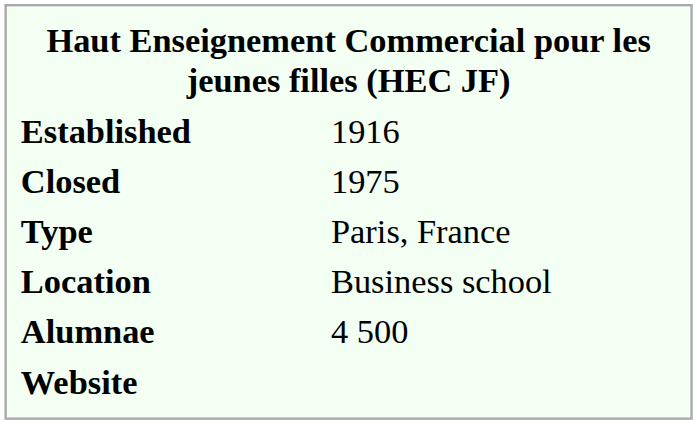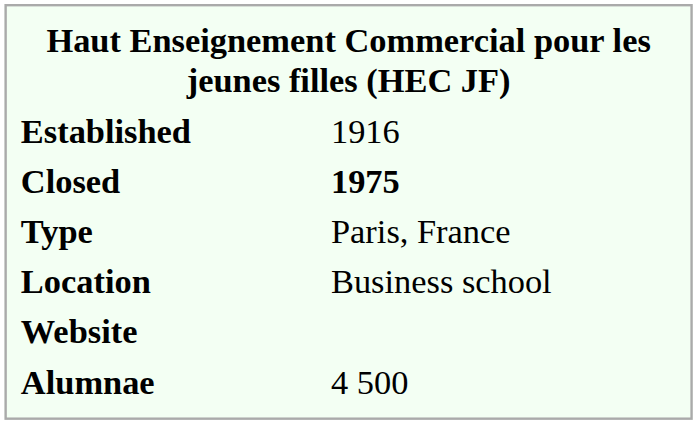(365, 181) normal -> (365, 181) bold
rows swapped: (88, 331) <-> (79, 381)
